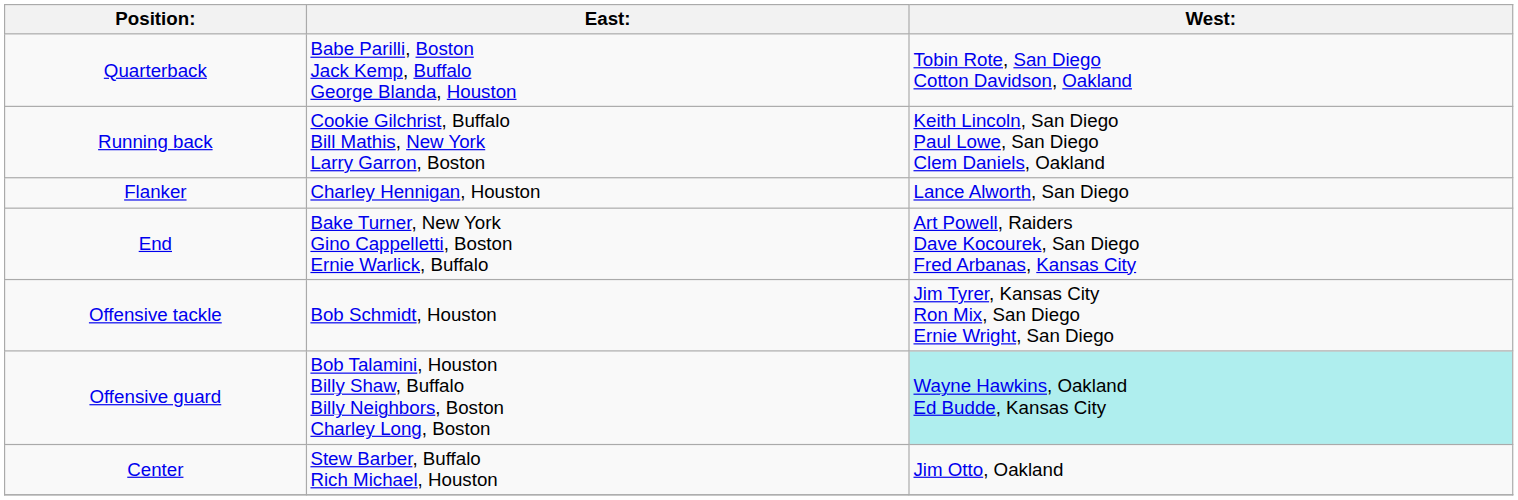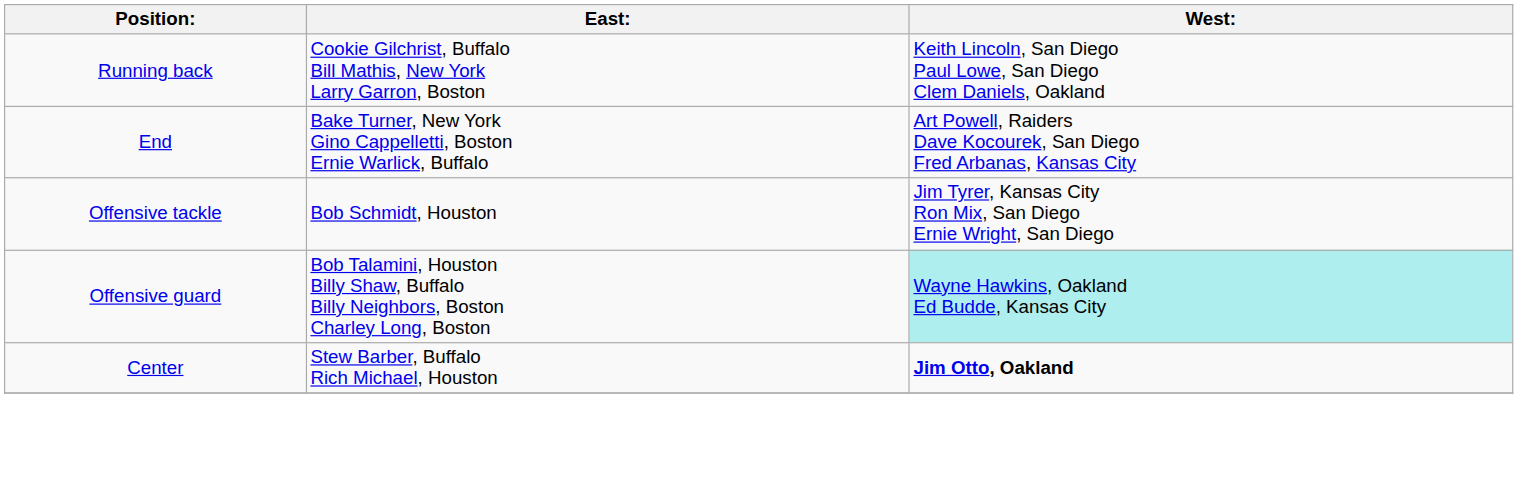- row: (155, 70)
- row: (155, 192)
(988, 469) normal -> (994, 367) bold
